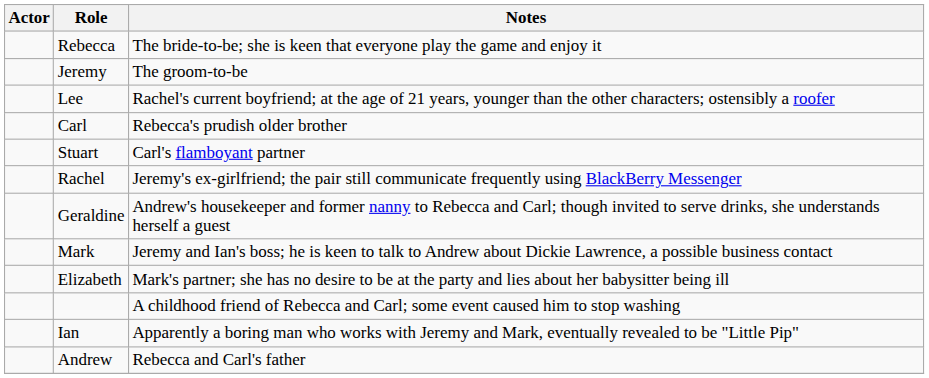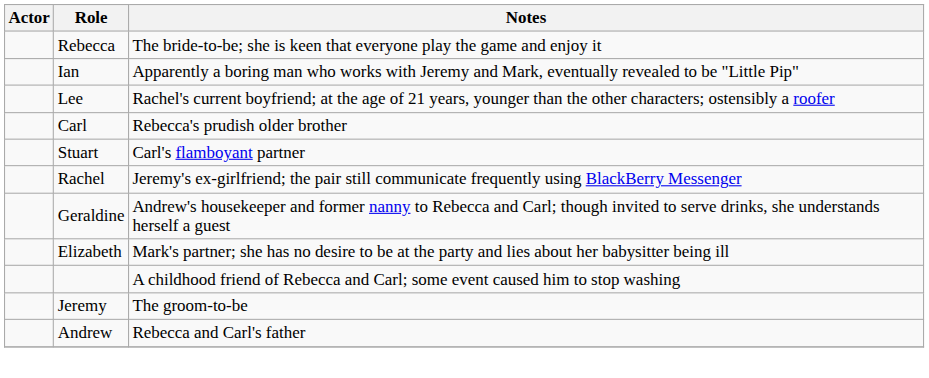rows swapped: (69, 332) <-> (82, 71)
- row: (76, 252)
